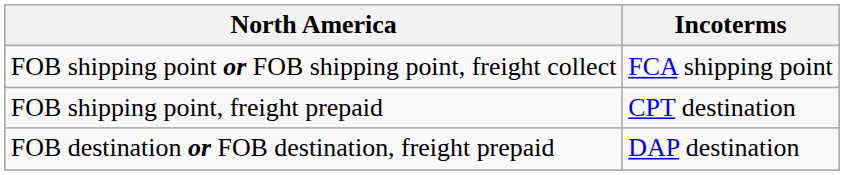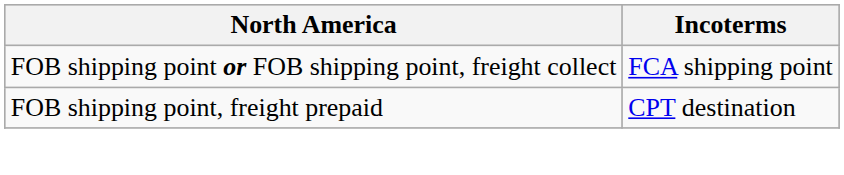- row: (283, 148)
